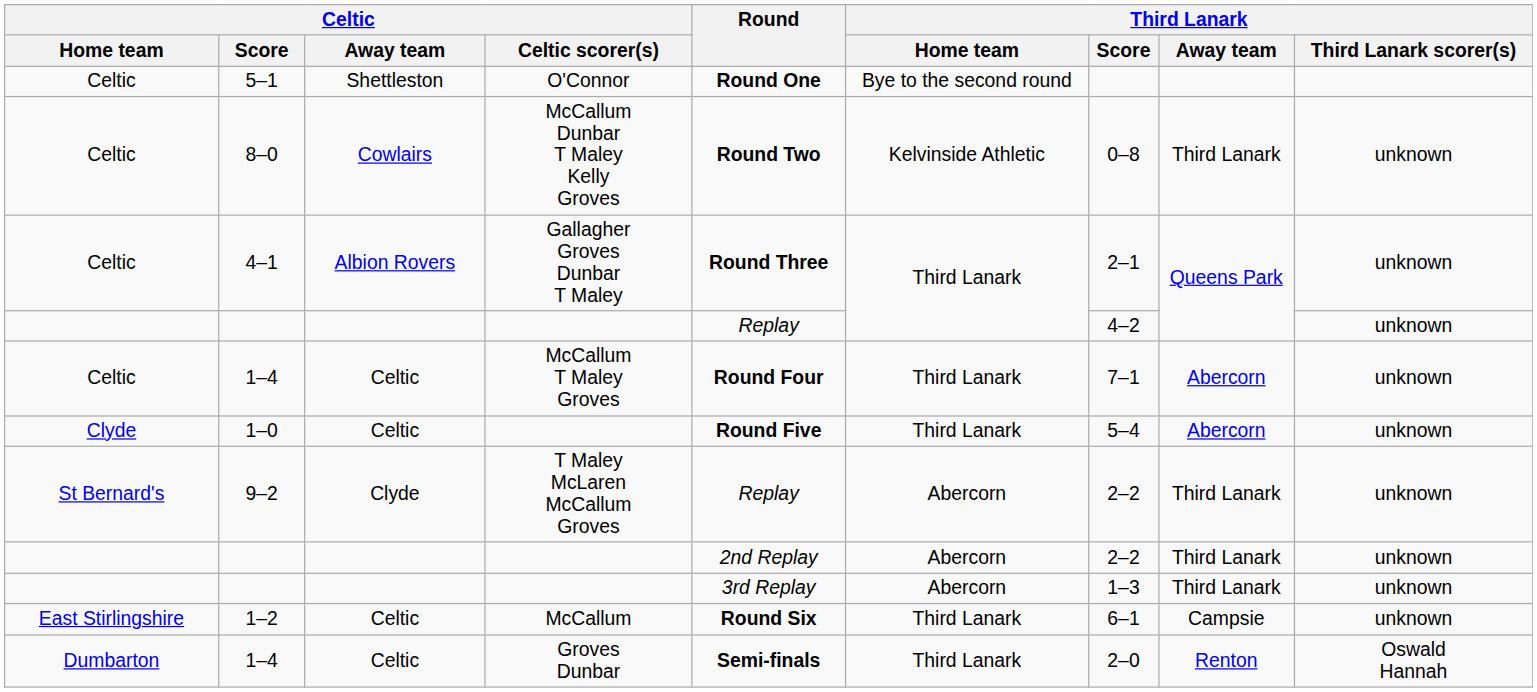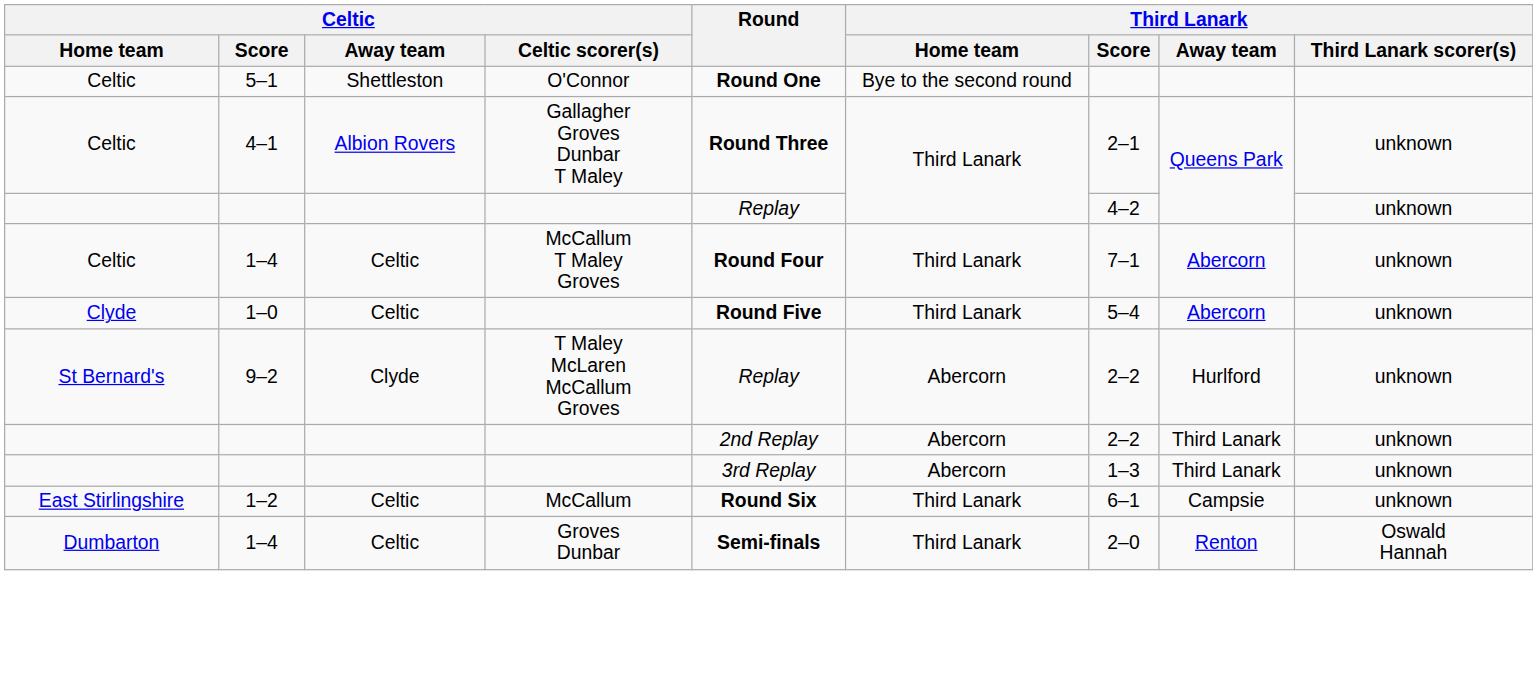- row: (262, 155)
(1226, 494) Third Lanark -> (1226, 376) Hurlford
